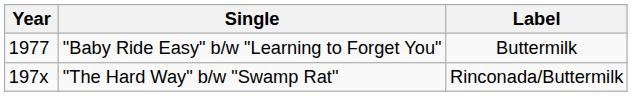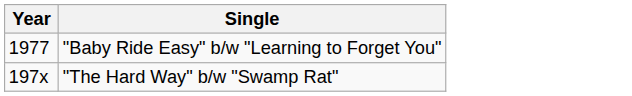- column: (537, 18)
